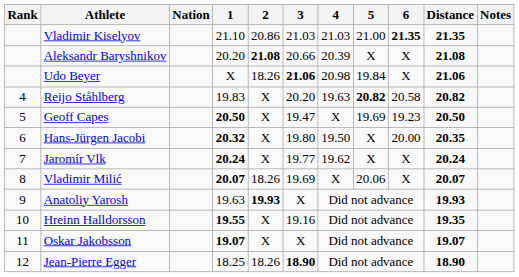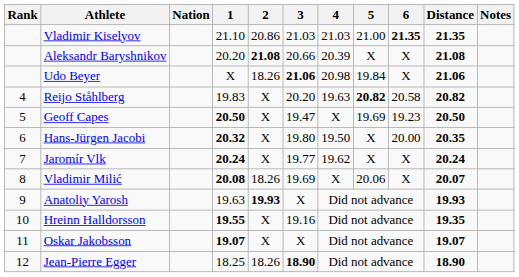(230, 179) 20.07 -> (230, 179) 20.08
